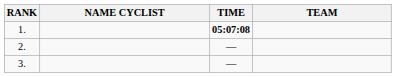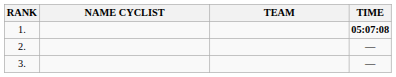columns swapped: (322, 13) <-> (231, 13)
